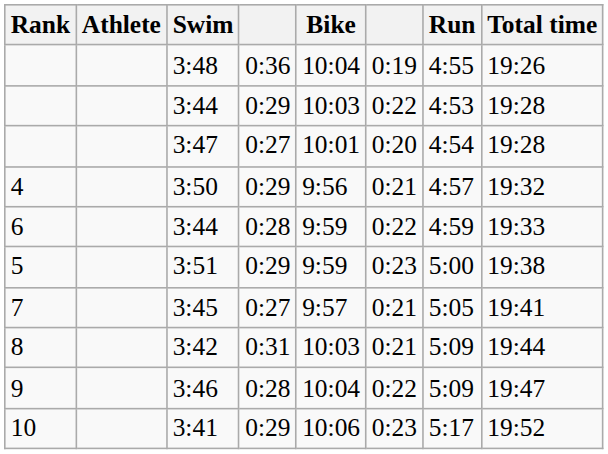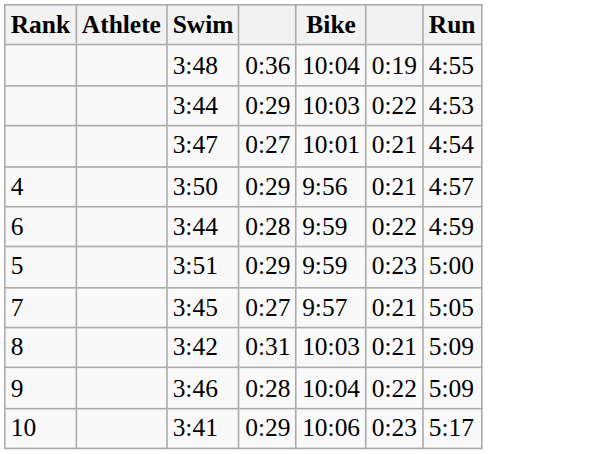- column: (542, 24)
(394, 145) 0:20 -> (394, 145) 0:21
